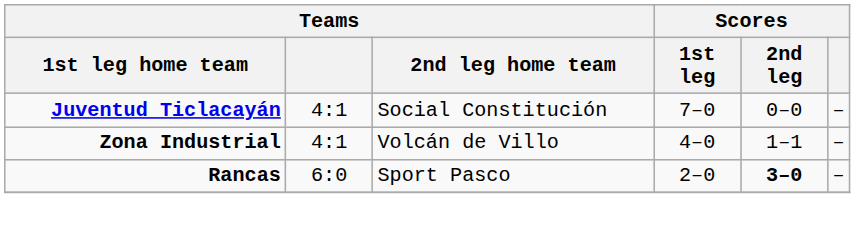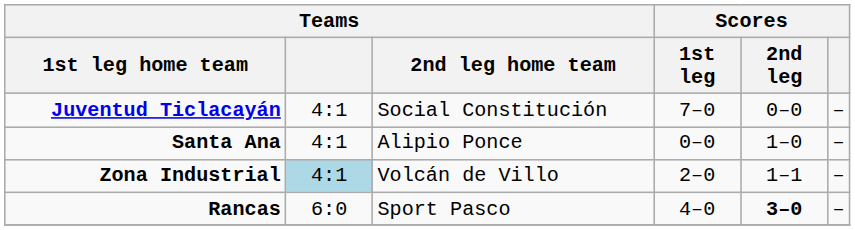+ row: (226, 143)
(329, 143) no background -> (329, 176) lightblue background
(697, 143) 4–0 -> (697, 176) 2–0
(697, 176) 2–0 -> (697, 209) 4–0
